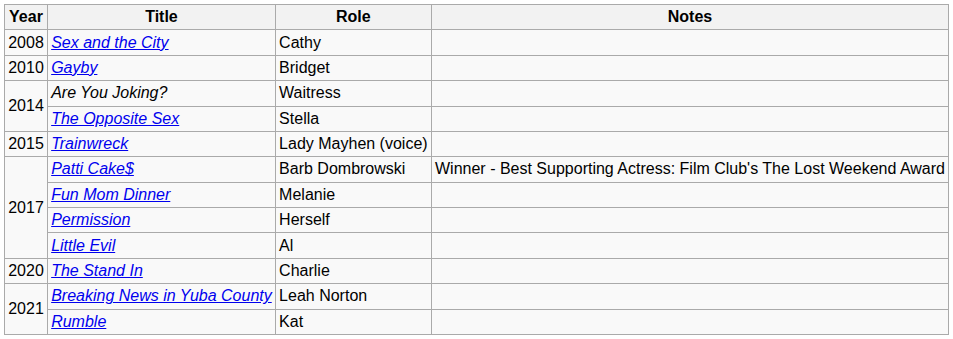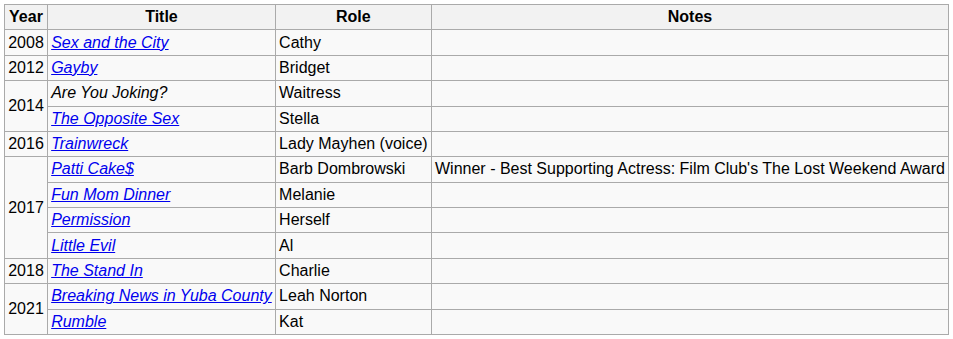(26, 67) 2010 -> (26, 67) 2012
(26, 144) 2015 -> (26, 144) 2016
(26, 270) 2020 -> (26, 270) 2018
